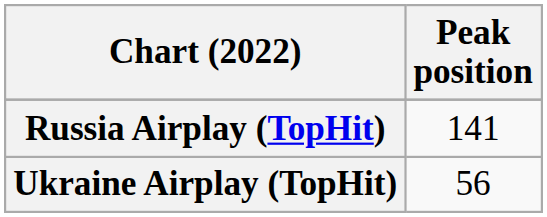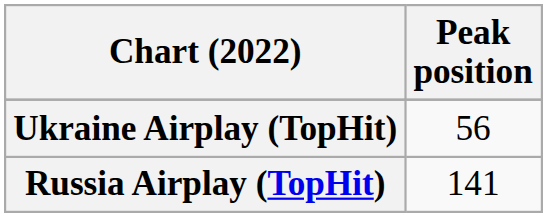rows swapped: (205, 127) <-> (205, 183)
